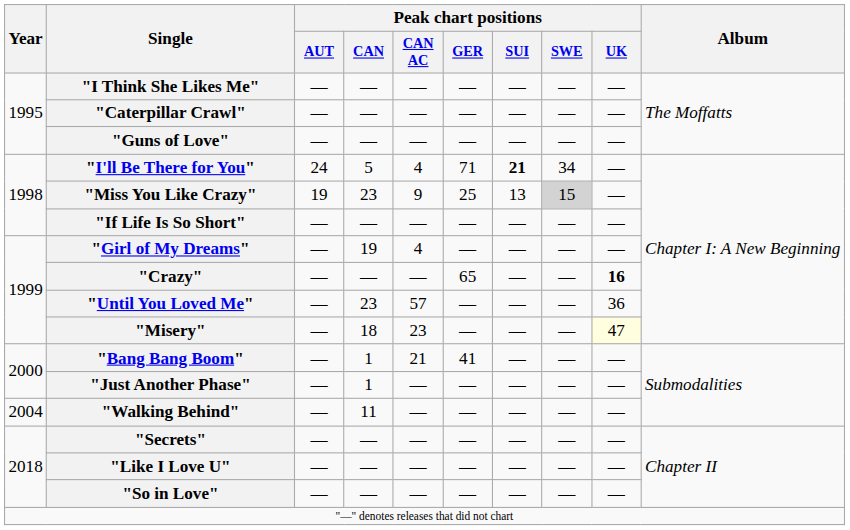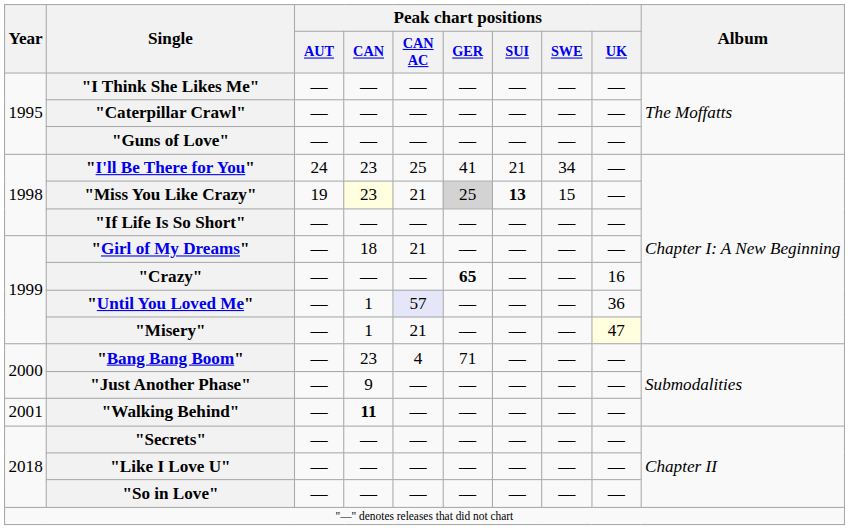(369, 167) 5 -> (369, 167) 23
(418, 167) 4 -> (418, 167) 25
(468, 167) 71 -> (468, 167) 41
(517, 167) bold -> (517, 167) normal
(369, 194) no background -> (369, 194) lightyellow background
(418, 194) 9 -> (418, 194) 21
(468, 194) no background -> (468, 194) lightgrey background
(517, 194) normal -> (517, 194) bold
(567, 194) lightgrey background -> (567, 194) no background
(369, 249) 19 -> (369, 249) 18
(418, 249) 4 -> (418, 249) 21
(468, 276) normal -> (468, 276) bold
(616, 276) bold -> (616, 276) normal
(369, 303) 23 -> (369, 303) 1
(418, 303) no background -> (418, 303) lavender background
(369, 330) 18 -> (369, 330) 1
(418, 330) 23 -> (418, 330) 21
(369, 357) 1 -> (369, 357) 23
(418, 357) 21 -> (418, 357) 4
(468, 357) 41 -> (468, 357) 71
(369, 384) 1 -> (369, 384) 9
(26, 412) 2004 -> (26, 412) 2001
(369, 412) normal -> (369, 412) bold
